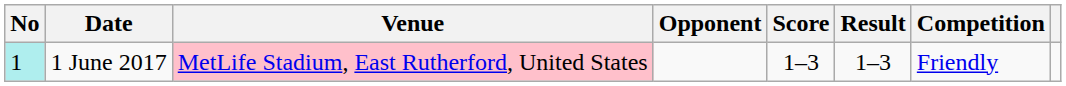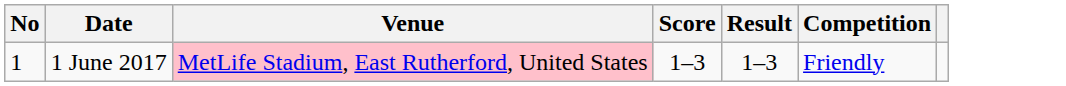- column: (710, 23)
(16, 61) paleturquoise background -> (16, 61) no background
